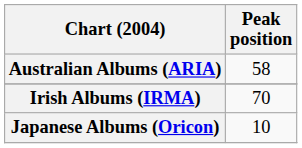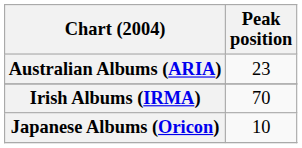(261, 68) 58 -> (261, 68) 23
